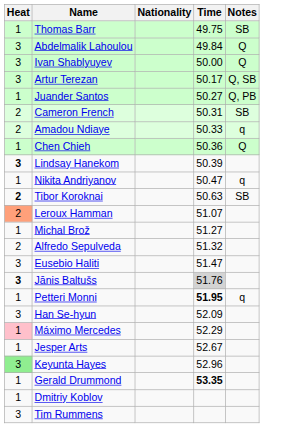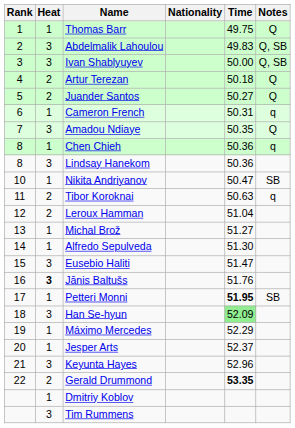+ column: (20, 12)
(242, 29) SB -> (273, 29) Q
(210, 46) 49.84 -> (240, 46) 49.83
(242, 46) Q -> (273, 46) Q, SB
(242, 63) Q -> (273, 63) Q, SB
(18, 79) 3 -> (49, 79) 2
(210, 79) 50.17 -> (240, 79) 50.18
(242, 79) Q, SB -> (273, 79) Q
(18, 96) 1 -> (49, 96) 2
(242, 96) Q, PB -> (273, 96) Q
(18, 113) 2 -> (49, 113) 1
(242, 113) SB -> (273, 113) q
(18, 130) 2 -> (49, 130) 3
(210, 130) 50.33 -> (240, 130) 50.35
(242, 130) q -> (273, 130) Q
(242, 146) Q -> (273, 146) q
(18, 163) bold -> (49, 163) normal
(210, 163) 50.39 -> (240, 163) 50.36
(242, 180) q -> (273, 180) SB
(18, 197) bold -> (49, 197) normal
(242, 197) SB -> (273, 197) q
(18, 213) lightsalmon background -> (49, 213) no background
(210, 213) 51.07 -> (240, 213) 51.04
(18, 247) 2 -> (49, 247) 1
(210, 247) 51.32 -> (240, 247) 51.30
(210, 280) lightgrey background -> (240, 280) no background
(242, 297) q -> (273, 297) SB
(210, 314) no background -> (240, 314) lightgreen background
(18, 331) pink background -> (49, 331) no background
(210, 347) 52.67 -> (240, 347) 52.37
(18, 364) lightgreen background -> (49, 364) no background
(18, 381) 1 -> (49, 381) 2
